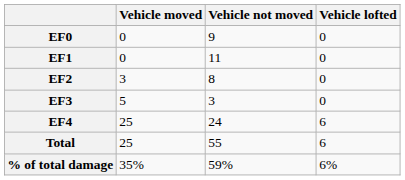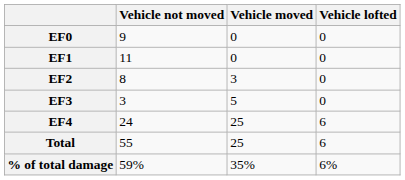columns swapped: (261, 15) <-> (161, 15)
